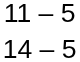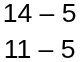rows swapped: (40, 49) <-> (40, 13)
